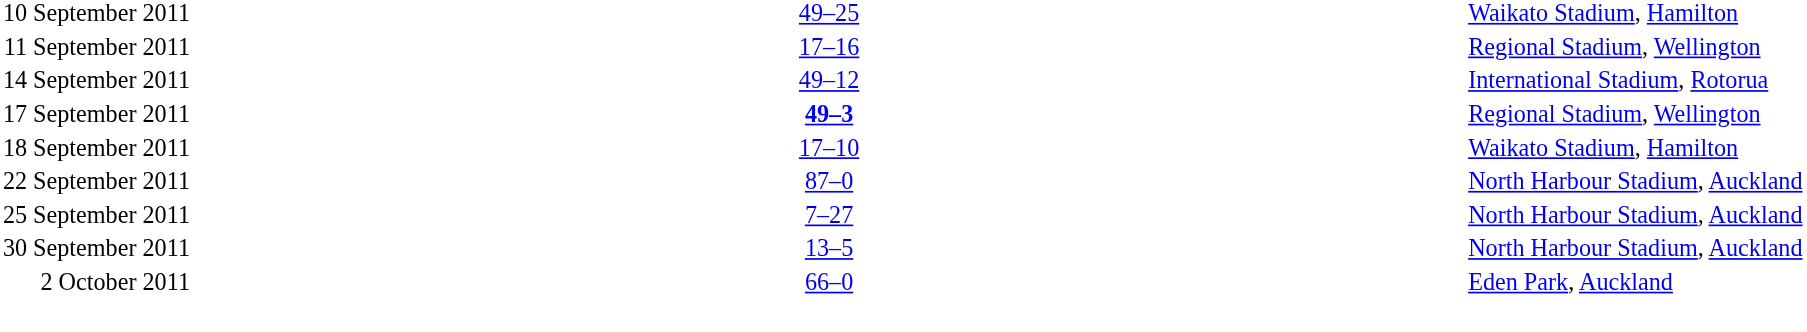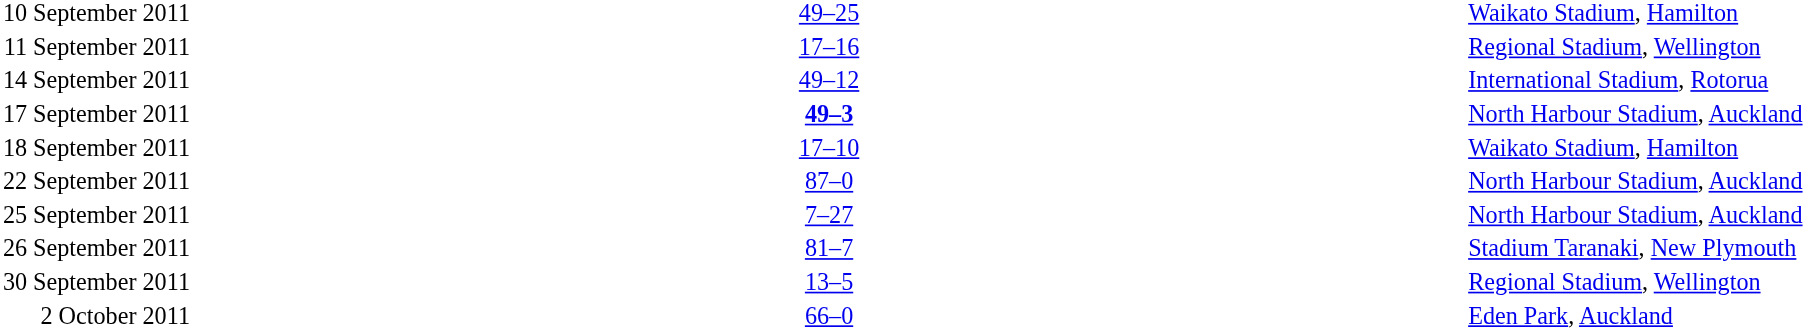(1614, 114) Regional Stadium, Wellington -> (1635, 114) North Harbour Stadium, Auckland
+ row: (96, 248)
(1635, 248) North Harbour Stadium, Auckland -> (1614, 282) Regional Stadium, Wellington
